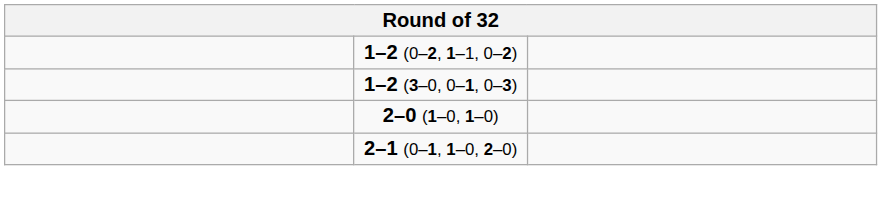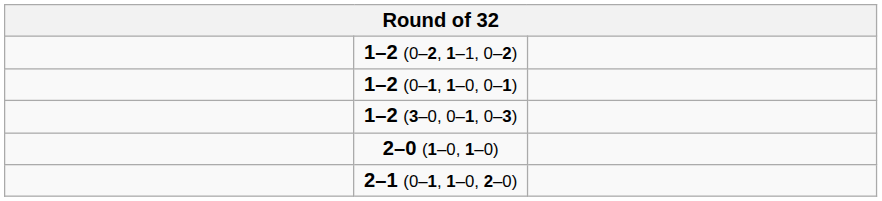+ row: (441, 84)
